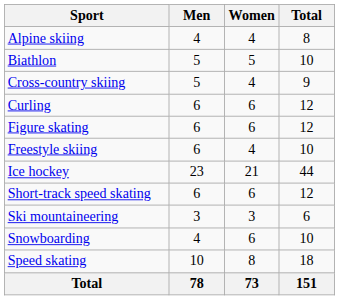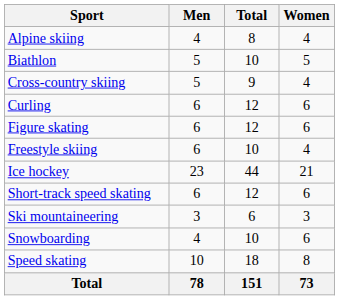columns swapped: (252, 15) <-> (307, 15)
